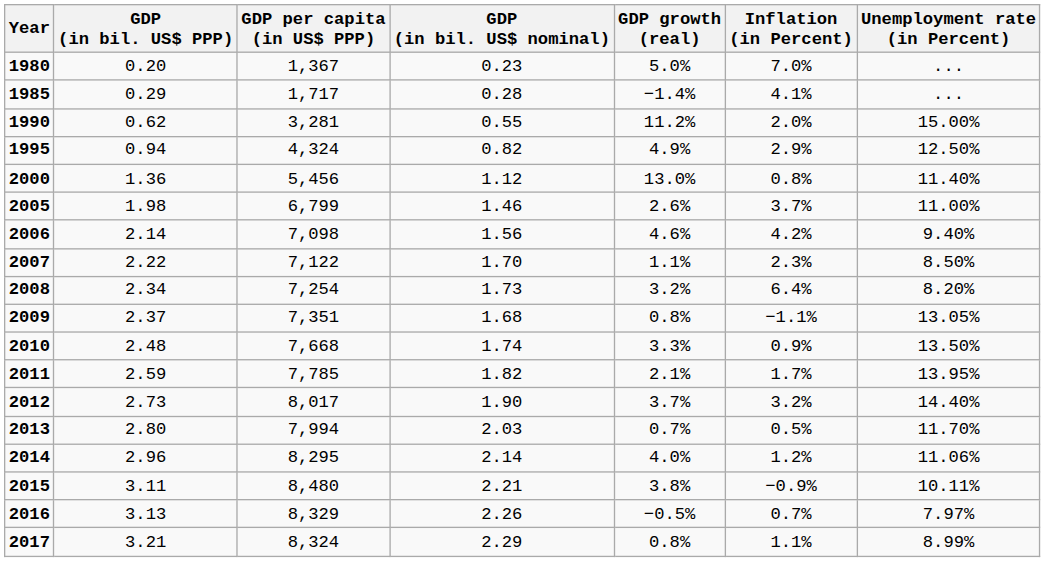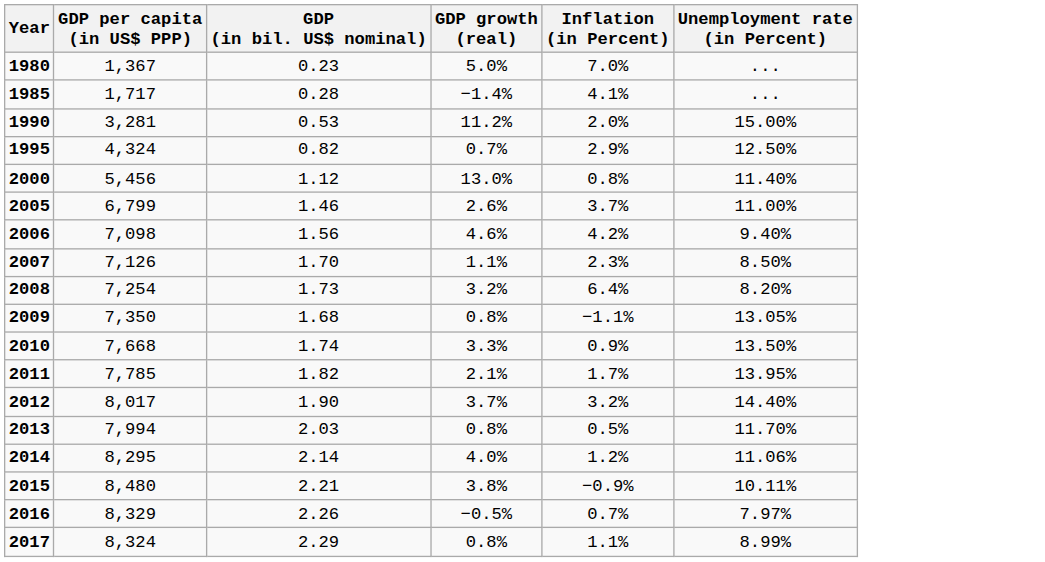- column: (146, 29)
(502, 122) 0.55 -> (319, 122) 0.53
(670, 150) 4.9% -> (486, 150) 0.7%
(313, 262) 7,122 -> (130, 262) 7,126
(313, 318) 7,351 -> (130, 318) 7,350
(670, 430) 0.7% -> (486, 430) 0.8%
